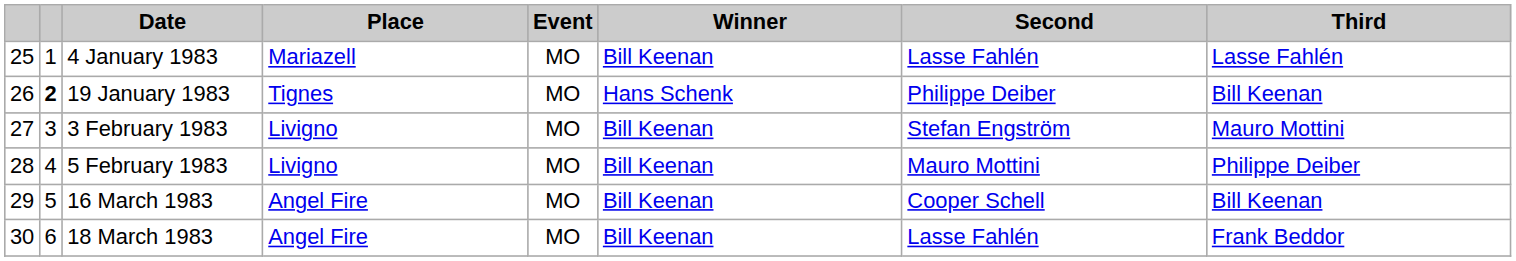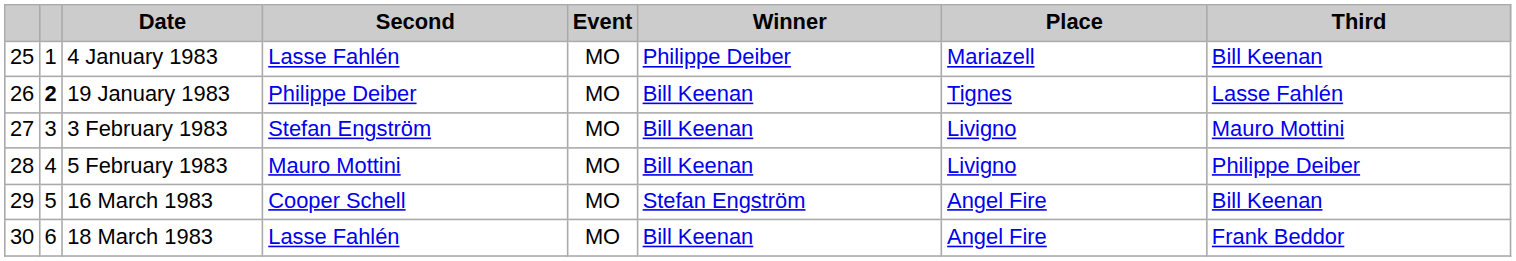columns swapped: (395, 22) <-> (1054, 22)
(658, 57) Bill Keenan -> (717, 57) Philippe Deiber
(1277, 57) Lasse Fahlén -> (1267, 57) Bill Keenan
(668, 93) Hans Schenk -> (698, 93) Bill Keenan
(1267, 93) Bill Keenan -> (1277, 93) Lasse Fahlén
(658, 201) Bill Keenan -> (724, 201) Stefan Engström
